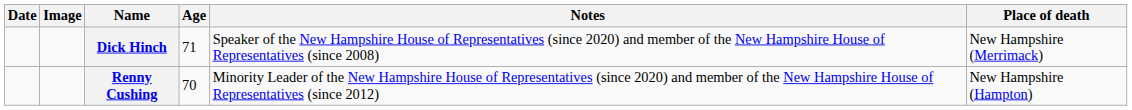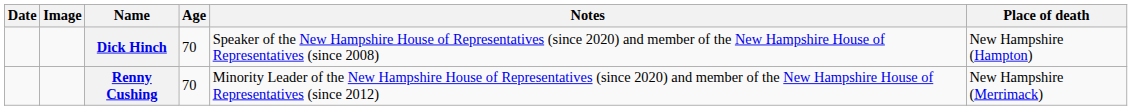(189, 46) 71 -> (189, 46) 70
(1016, 46) New Hampshire (Merrimack) -> (1016, 46) New Hampshire (Hampton)
(1016, 85) New Hampshire (Hampton) -> (1016, 85) New Hampshire (Merrimack)
